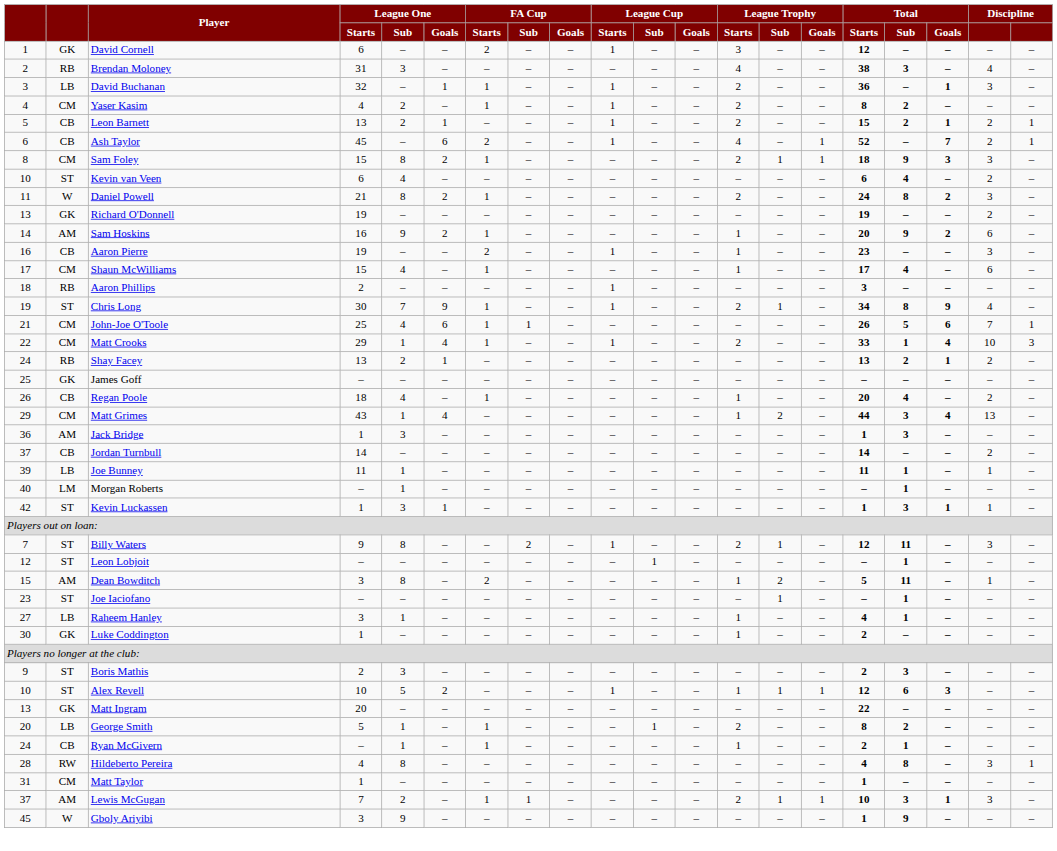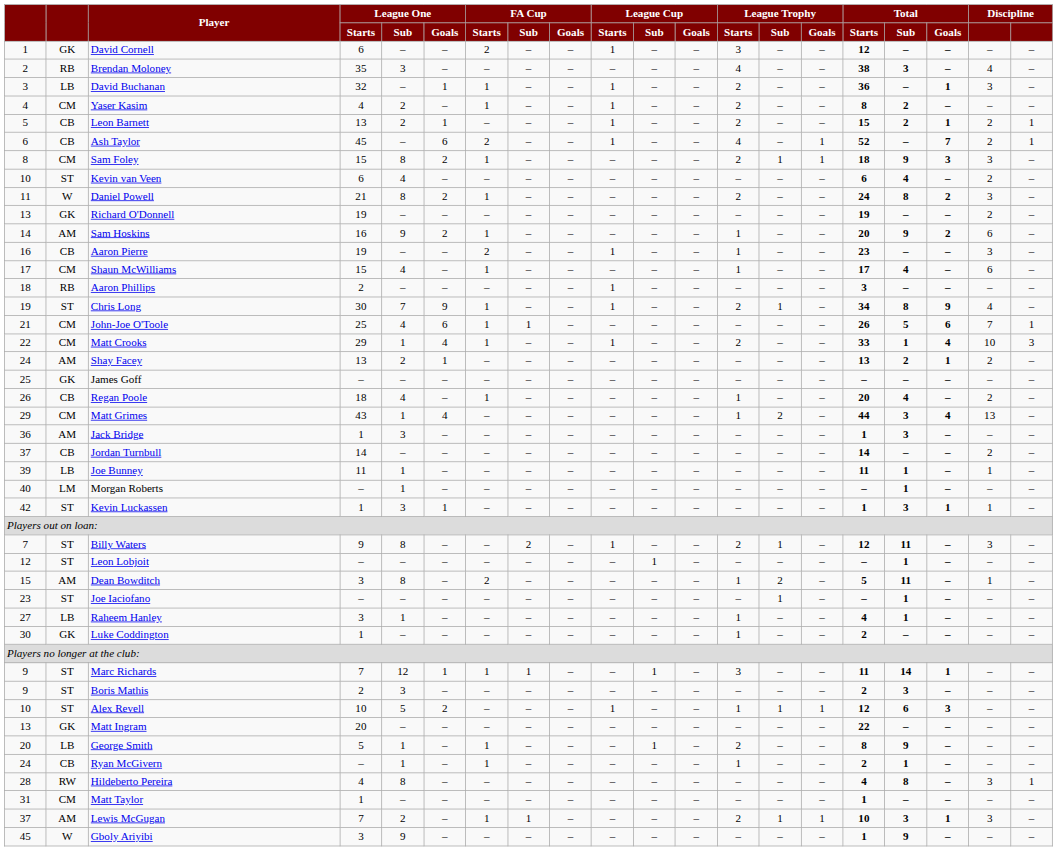(361, 68) 31 -> (361, 68) 35
(67, 361) RB -> (67, 361) AM
+ row: (124, 672)
(906, 727) 2 -> (906, 745) 9
